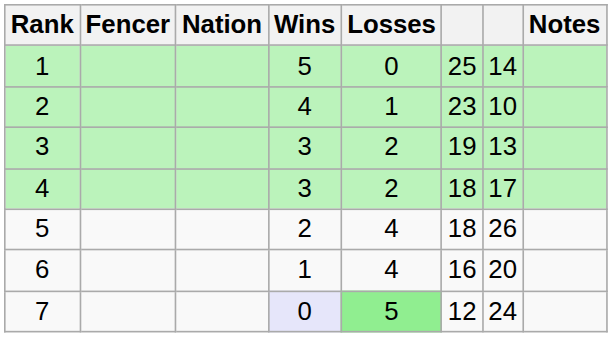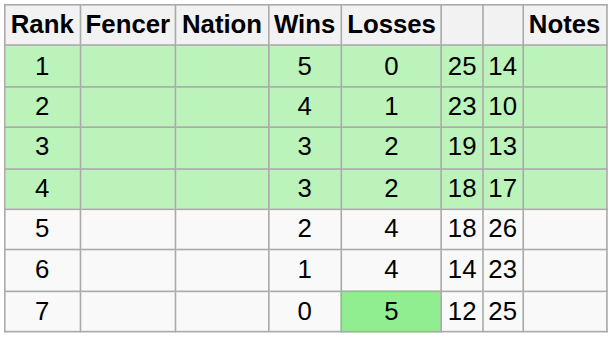(462, 270) 16 -> (462, 270) 14
(503, 270) 20 -> (503, 270) 23
(305, 310) lavender background -> (305, 310) no background
(503, 310) 24 -> (503, 310) 25
